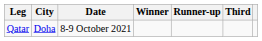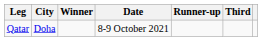columns swapped: (96, 12) <-> (152, 12)
